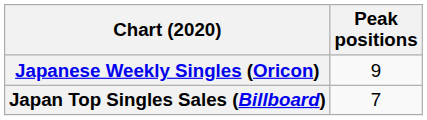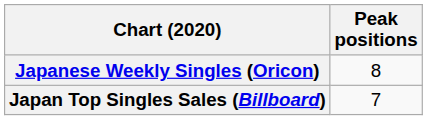(376, 70) 9 -> (376, 70) 8
